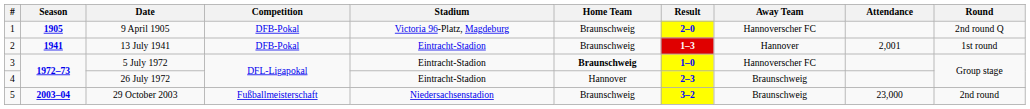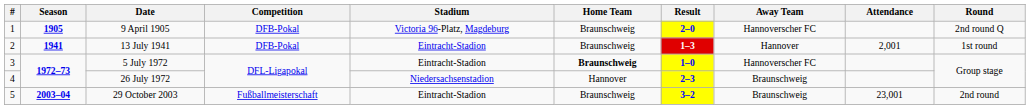(452, 79) Eintracht-Stadion -> (452, 79) Niedersachsenstadion
(452, 95) Niedersachsenstadion -> (452, 95) Eintracht-Stadion
(890, 95) 23,000 -> (890, 95) 23,001
